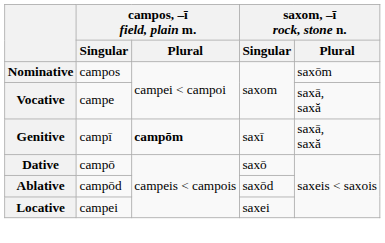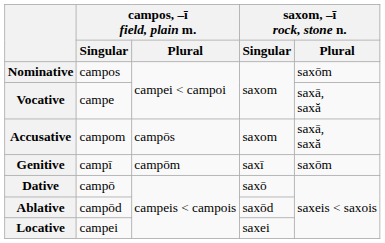+ row: (41, 136)
(159, 136) bold -> (157, 165) normal
(311, 136) saxā, saxă -> (315, 165) saxōm
